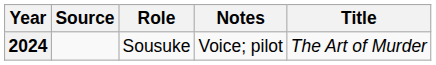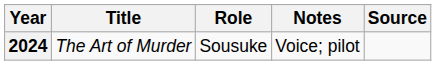columns swapped: (359, 18) <-> (85, 18)
